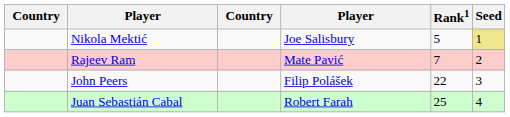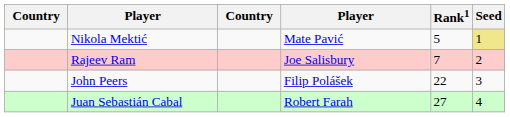(319, 39) Joe Salisbury -> (314, 39) Mate Pavić
(314, 60) Mate Pavić -> (319, 60) Joe Salisbury
(440, 101) 25 -> (440, 101) 27
